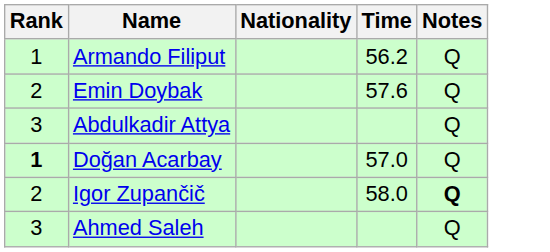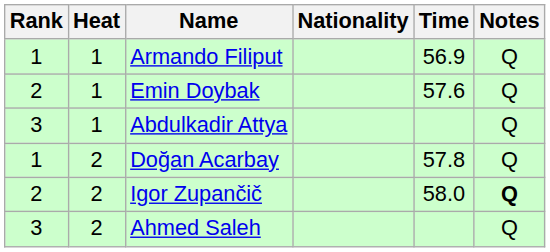+ column: (97, 21)
(387, 56) 56.2 -> (444, 56) 56.9
(36, 159) bold -> (36, 159) normal
(387, 159) 57.0 -> (444, 159) 57.8
